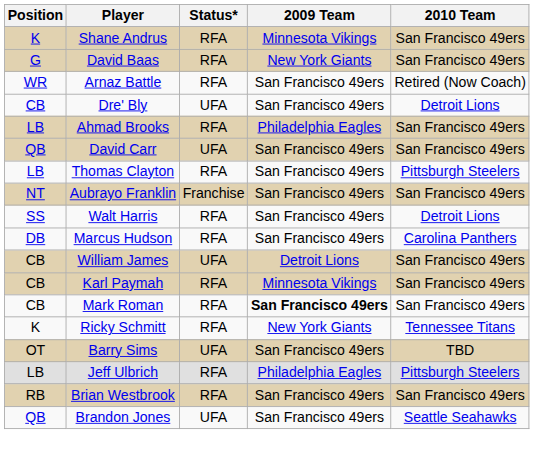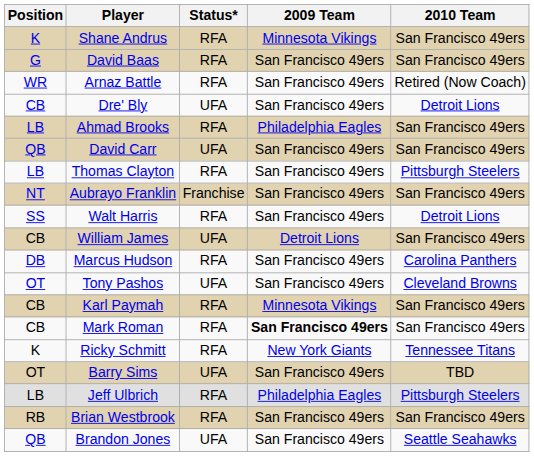(319, 60) New York Giants -> (319, 60) San Francisco 49ers
rows swapped: (123, 238) <-> (123, 261)
+ row: (123, 283)
